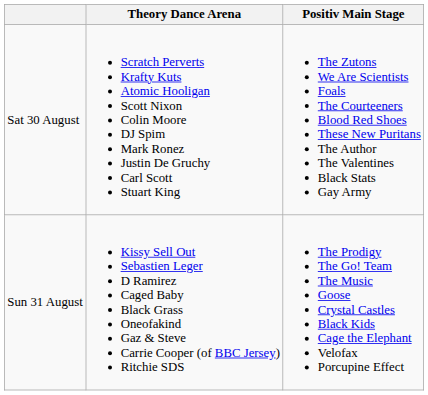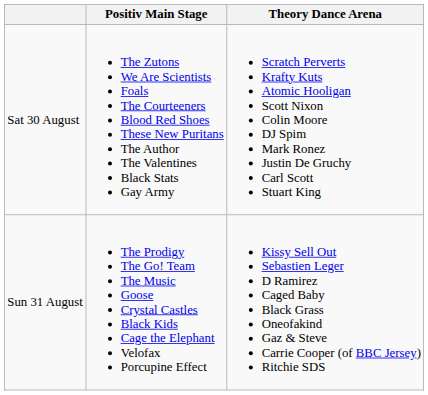columns swapped: (353, 14) <-> (184, 14)
